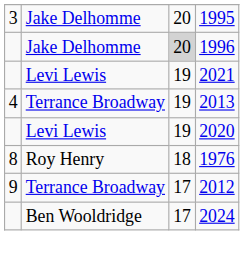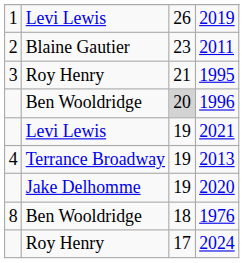+ row: (217, 18)
+ row: (217, 46)
(83, 18) Jake Delhomme -> (65, 74) Roy Henry
(182, 18) 20 -> (182, 74) 21
(83, 46) Jake Delhomme -> (84, 103) Ben Wooldridge
(66, 131) Levi Lewis -> (83, 187) Jake Delhomme
(65, 159) Roy Henry -> (84, 215) Ben Wooldridge
- row: (217, 187)
(84, 215) Ben Wooldridge -> (65, 243) Roy Henry
